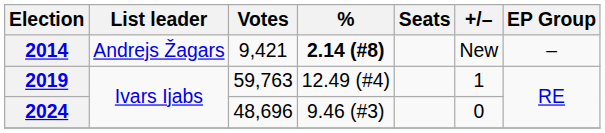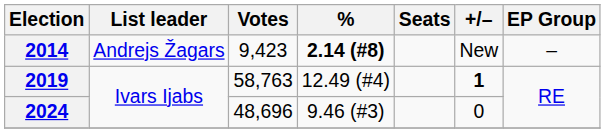(263, 50) 9,421 -> (263, 50) 9,423
(263, 81) 59,763 -> (263, 81) 58,763
(479, 81) normal -> (479, 81) bold
